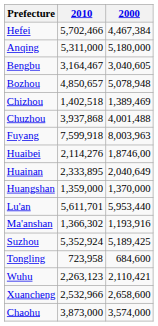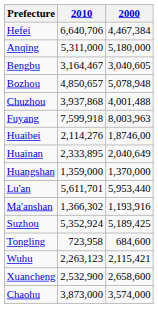(82, 31) 5,702,466 -> (82, 31) 6,640,706
- row: (25, 101)
(129, 277) 2,110,421 -> (129, 259) 2,115,421
(82, 294) 2,532,966 -> (82, 277) 2,532,900
